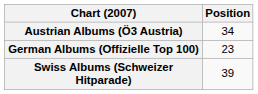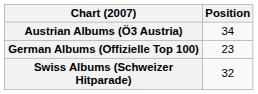(228, 73) 39 -> (228, 73) 32
